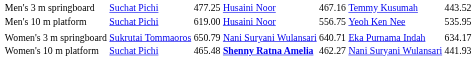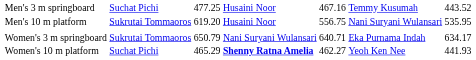(134, 21) Suchat Pichi -> (150, 21) Sukrutai Tommaoros
(207, 21) 619.00 -> (207, 21) 619.20
(377, 21) Yeoh Ken Nee -> (395, 21) Nani Suryani Wulansari
(207, 51) 465.48 -> (207, 51) 465.29
(395, 51) Nani Suryani Wulansari -> (377, 51) Yeoh Ken Nee
